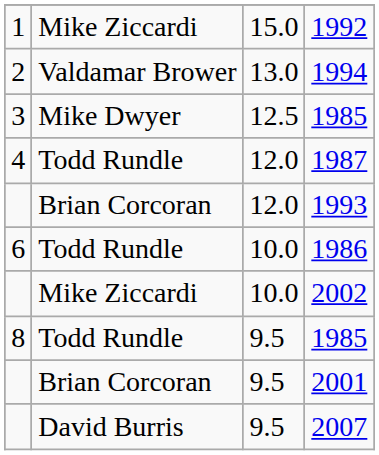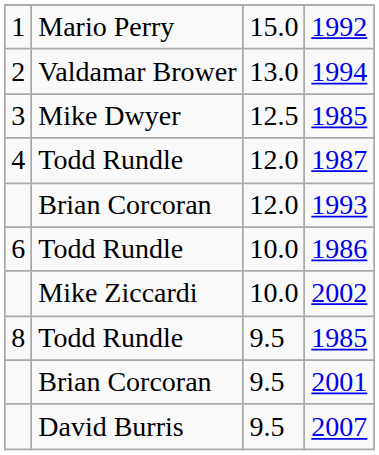(118, 26) Mike Ziccardi -> (106, 26) Mario Perry
